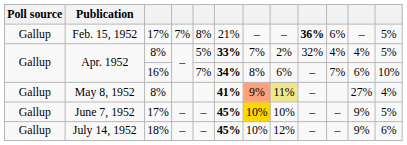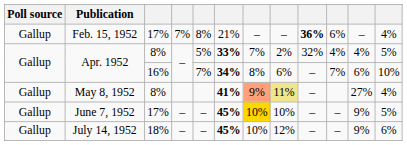(389, 34) 5% -> (389, 34) 4%
